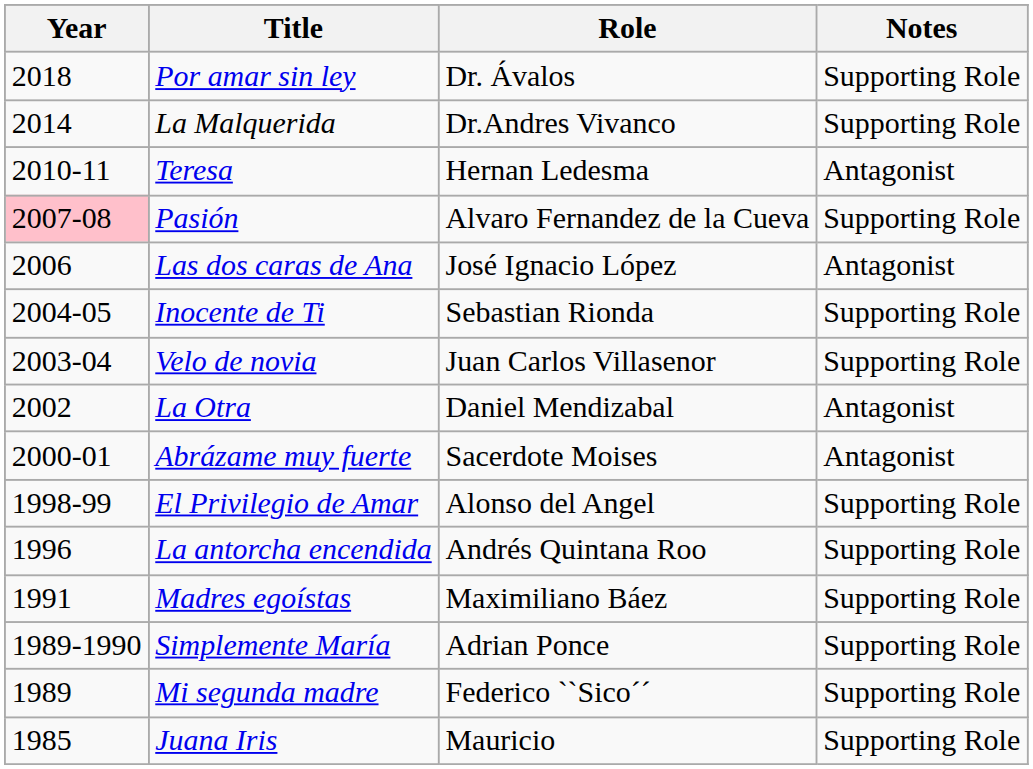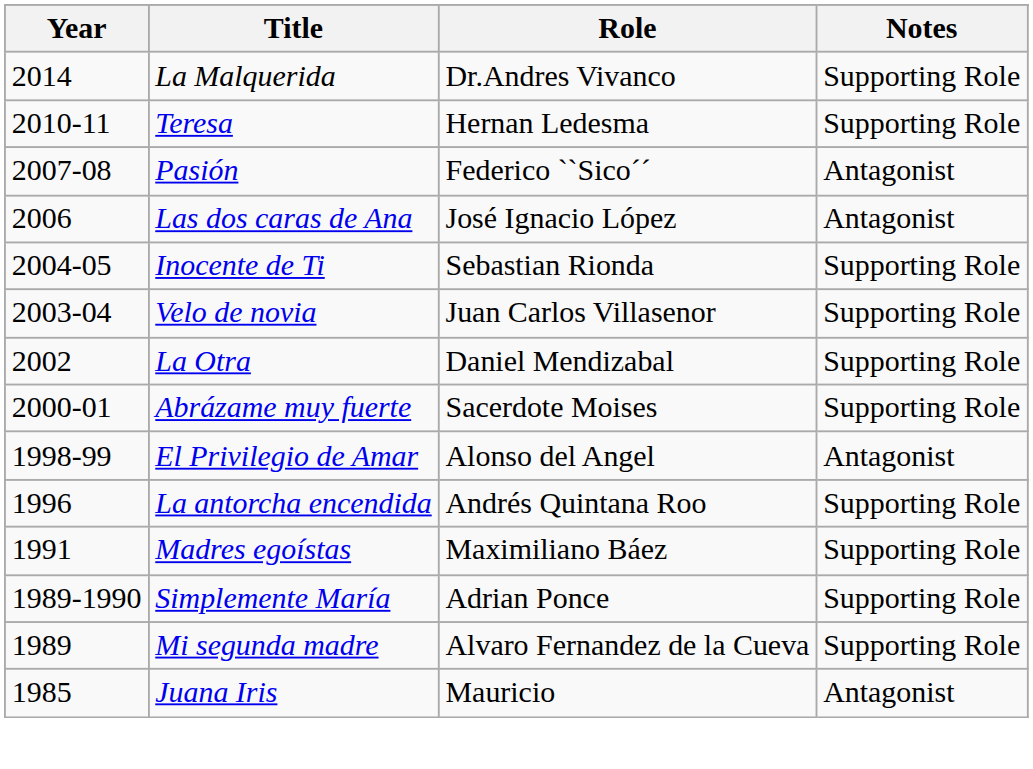- row: (255, 75)
(889, 170) Antagonist -> (922, 123) Supporting Role
(62, 218) pink background -> (62, 170) no background
(627, 218) Alvaro Fernandez de la Cueva -> (548, 170) Federico ``Sico´´
(922, 218) Supporting Role -> (889, 170) Antagonist
(889, 407) Antagonist -> (922, 360) Supporting Role
(889, 455) Antagonist -> (922, 407) Supporting Role
(922, 502) Supporting Role -> (889, 455) Antagonist
(548, 692) Federico ``Sico´´ -> (627, 645) Alvaro Fernandez de la Cueva
(922, 739) Supporting Role -> (889, 692) Antagonist
